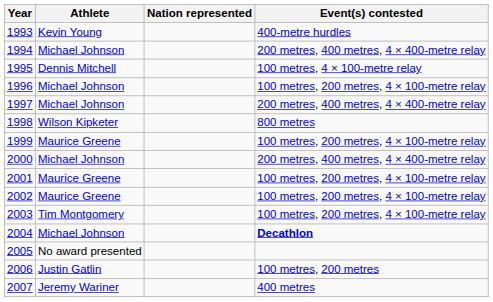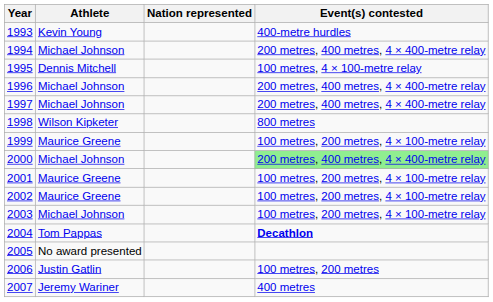(371, 86) 100 metres, 200 metres, 4 × 100-metre relay -> (371, 86) 200 metres, 400 metres, 4 × 400-metre relay
(371, 159) no background -> (371, 159) lightgreen background
(81, 214) Tim Montgomery -> (81, 214) Michael Johnson
(81, 232) Michael Johnson -> (70, 232) Tom Pappas
